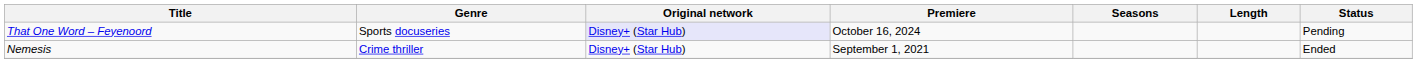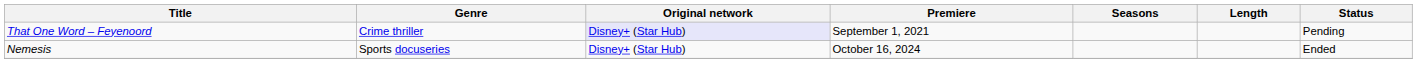(404, 31) Sports docuseries -> (391, 31) Crime thriller
(876, 31) October 16, 2024 -> (881, 31) September 1, 2021
(391, 49) Crime thriller -> (404, 49) Sports docuseries
(881, 49) September 1, 2021 -> (876, 49) October 16, 2024
